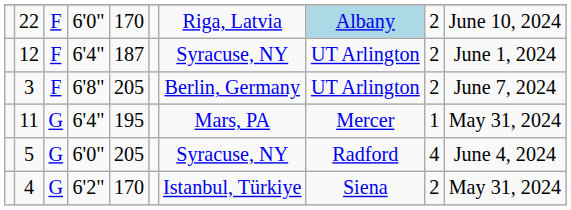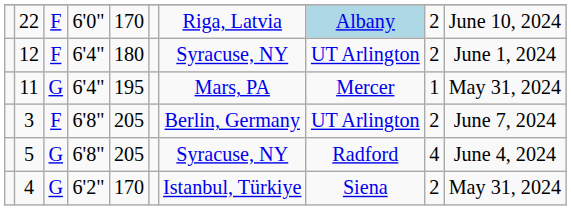(129, 54) 187 -> (129, 54) 180
rows swapped: (29, 121) <-> (29, 88)
(88, 154) 6'0" -> (88, 154) 6'8"
